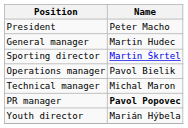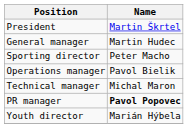(140, 27) Peter Macho -> (145, 27) Martin Škrtel
(145, 56) Martin Škrtel -> (140, 56) Peter Macho
